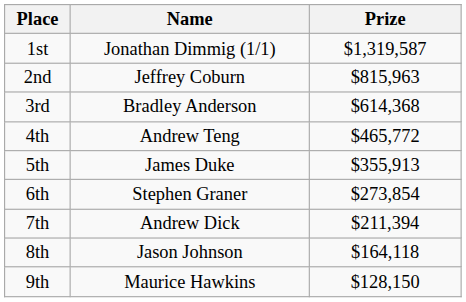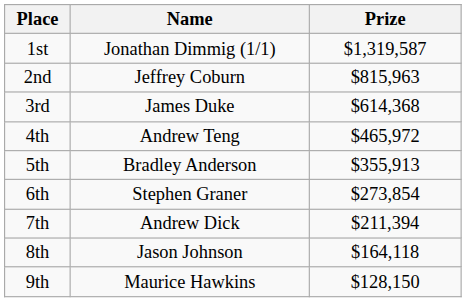(190, 106) Bradley Anderson -> (190, 106) James Duke
(385, 135) $465,772 -> (385, 135) $465,972
(190, 164) James Duke -> (190, 164) Bradley Anderson
